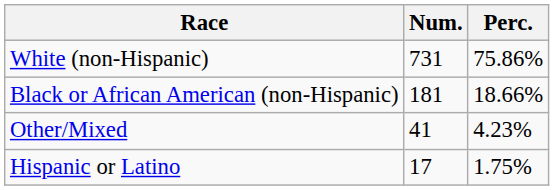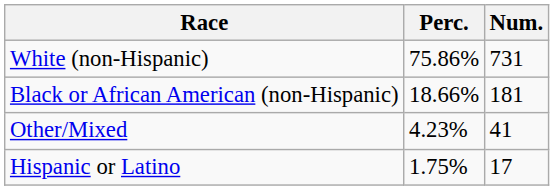columns swapped: (436, 22) <-> (508, 22)
